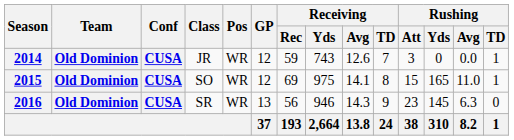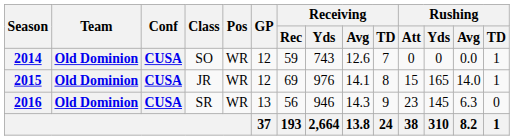(204, 59) JR -> (204, 59) SO
(411, 59) 3 -> (411, 59) 0
(204, 80) SO -> (204, 80) JR
(324, 80) 975 -> (324, 80) 976
(468, 80) 11.0 -> (468, 80) 14.0
